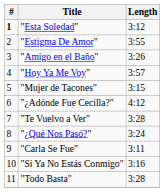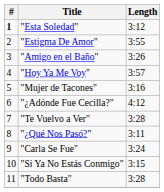(137, 88) 3:15 -> (137, 88) 3:16
(137, 133) 3:24 -> (136, 133) 3:11
(136, 149) 3:11 -> (137, 149) 3:24
(137, 164) 3:16 -> (137, 164) 3:15
